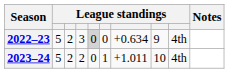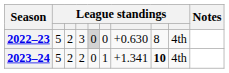(131, 39) +0.634 -> (131, 39) +0.630
(157, 39) 9 -> (157, 39) 8
(131, 58) +1.011 -> (131, 58) +1.341
(160, 58) normal -> (160, 58) bold
